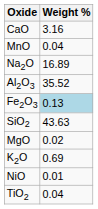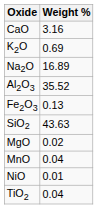rows swapped: (17, 158) <-> (18, 47)
(53, 103) lightblue background -> (53, 105) no background
